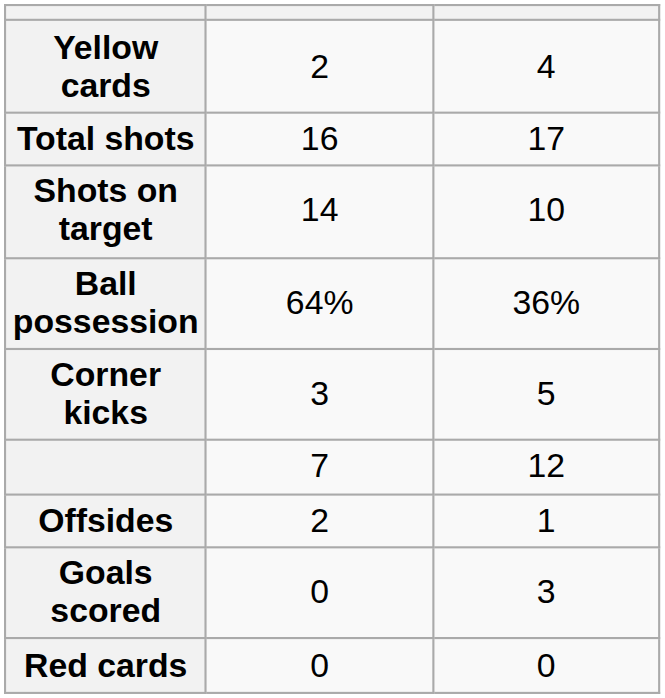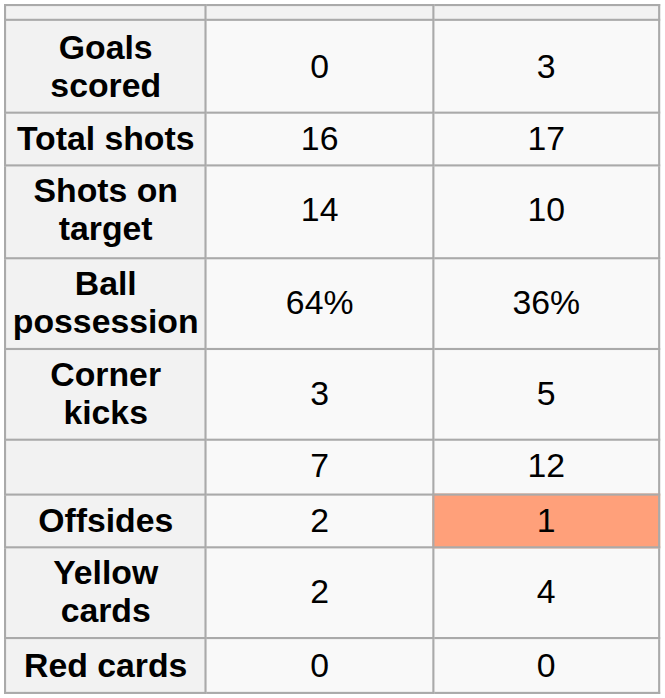rows swapped: (106, 592) <-> (106, 65)
(546, 519) no background -> (546, 519) lightsalmon background
